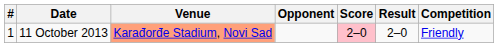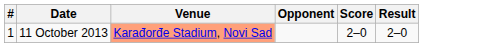- column: (456, 14)
(357, 33) pink background -> (357, 33) no background
